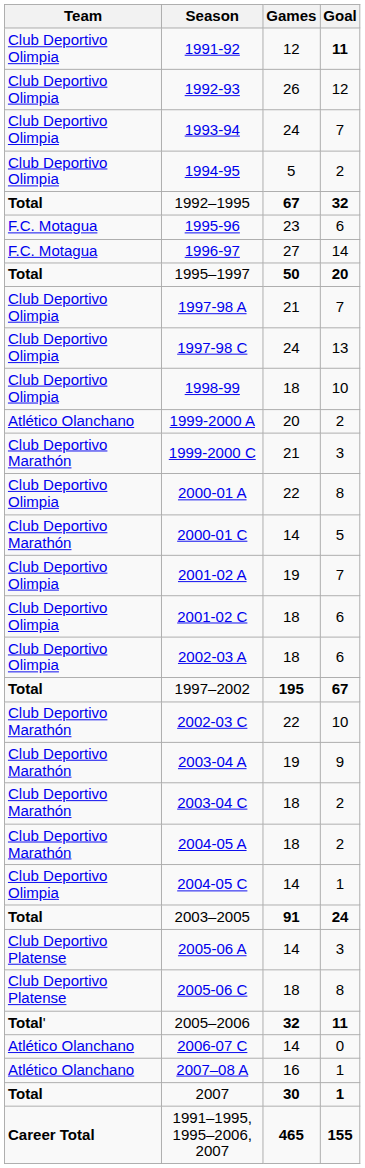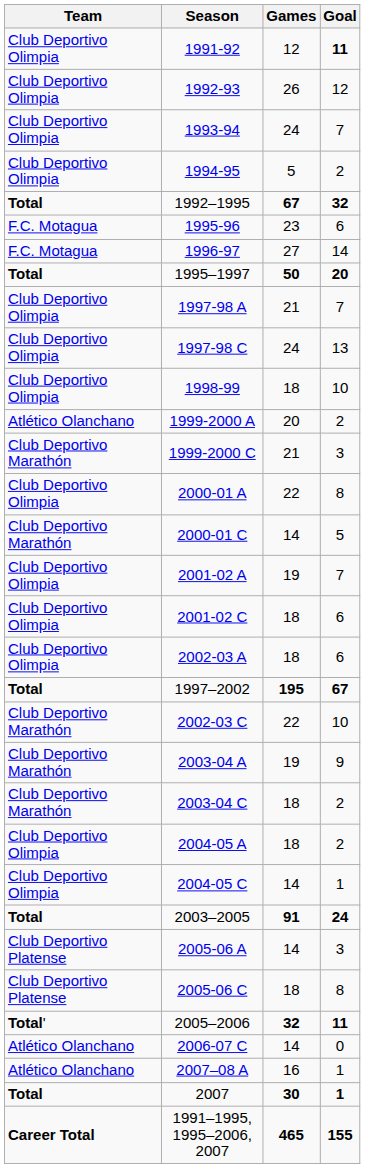(58, 844) Club Deportivo Marathón -> (58, 844) Club Deportivo Olimpia
